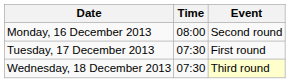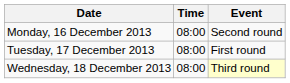(191, 50) 07:30 -> (191, 50) 08:00
(191, 68) 07:30 -> (191, 68) 08:00
